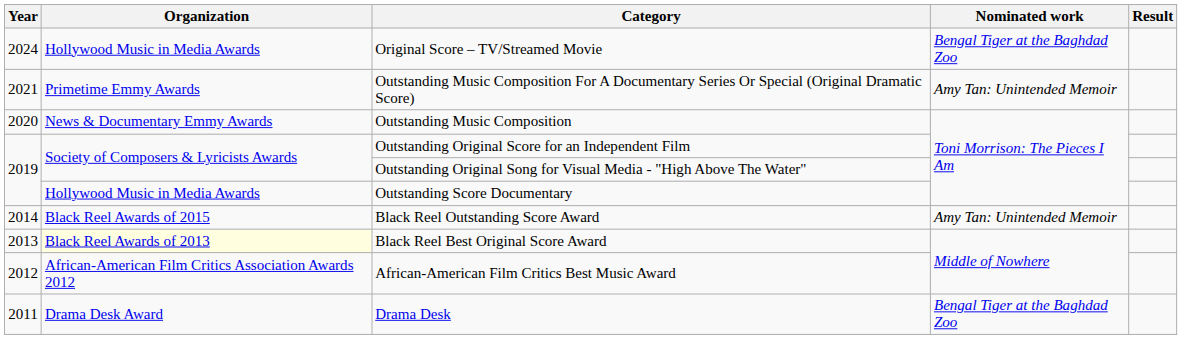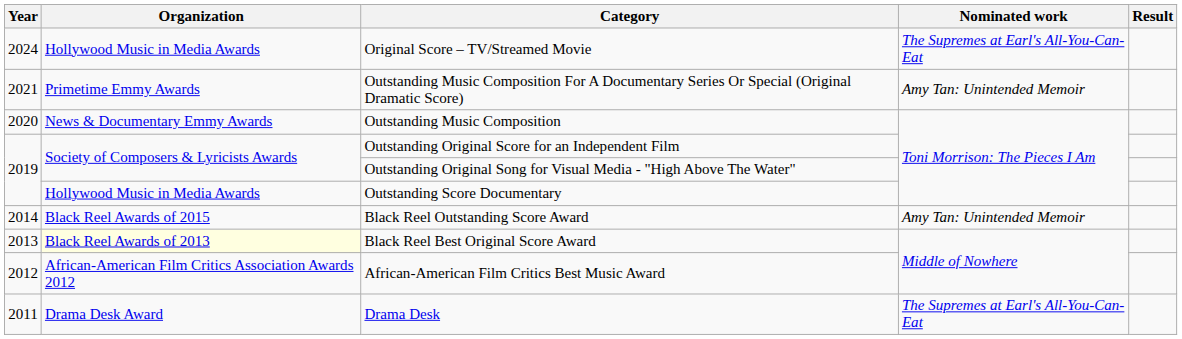(1021, 48) Bengal Tiger at the Baghdad Zoo -> (1013, 48) The Supremes at Earl's All-You-Can-Eat
(1021, 314) Bengal Tiger at the Baghdad Zoo -> (1013, 314) The Supremes at Earl's All-You-Can-Eat
